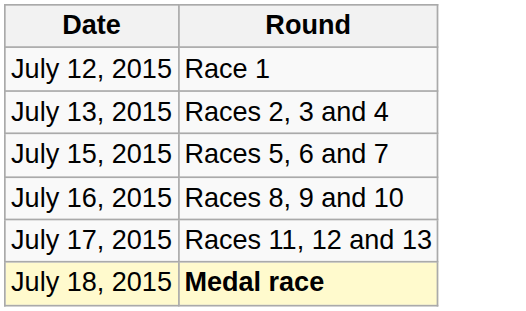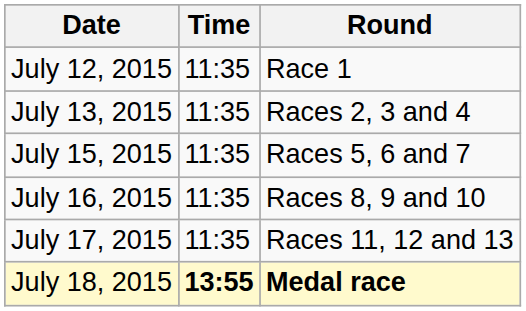+ column: (219, 25)
